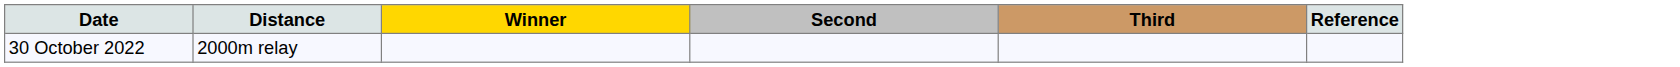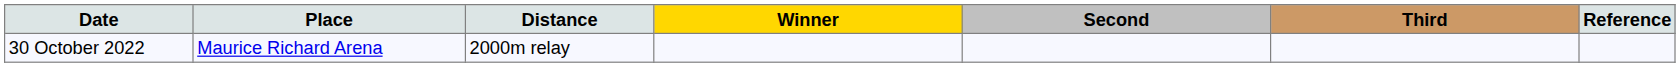+ column: (329, 19)
